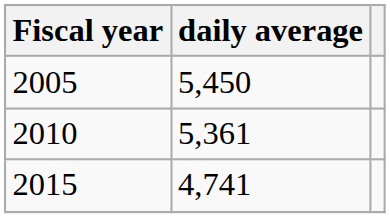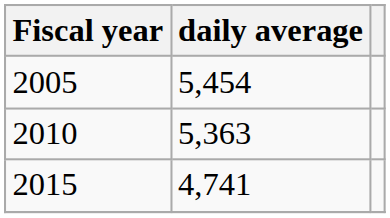(215, 81) 5,450 -> (215, 81) 5,454
(215, 133) 5,361 -> (215, 133) 5,363
